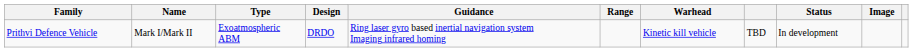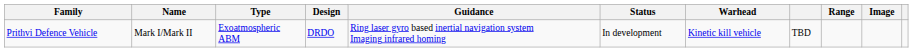columns swapped: (620, 11) <-> (819, 11)
